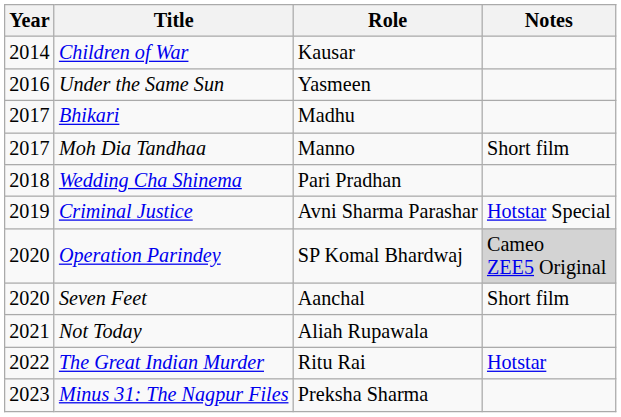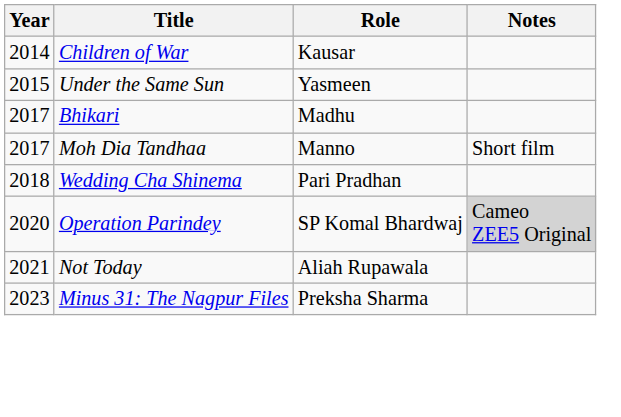(29, 84) 2016 -> (29, 84) 2015
- row: (126, 212)
- row: (103, 298)
- row: (161, 362)
